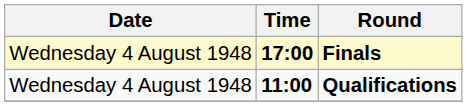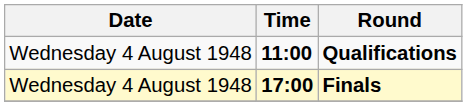rows swapped: (390, 85) <-> (352, 52)
